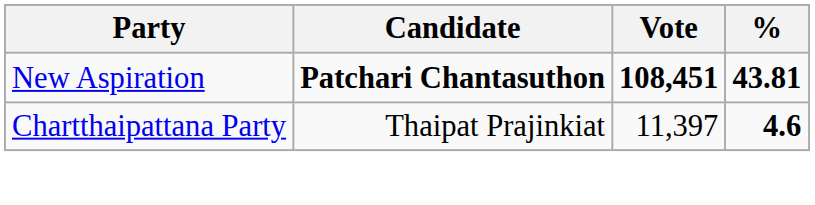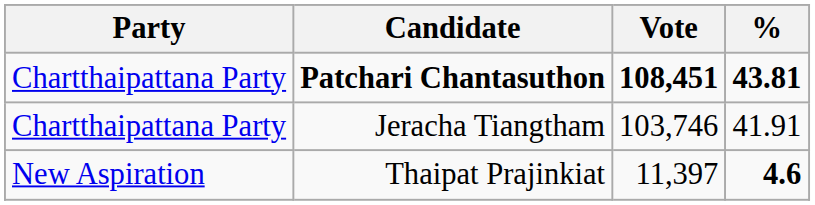(108, 77) New Aspiration -> (149, 77) Chartthaipattana Party
+ row: (490, 125)
(149, 125) Chartthaipattana Party -> (108, 174) New Aspiration
